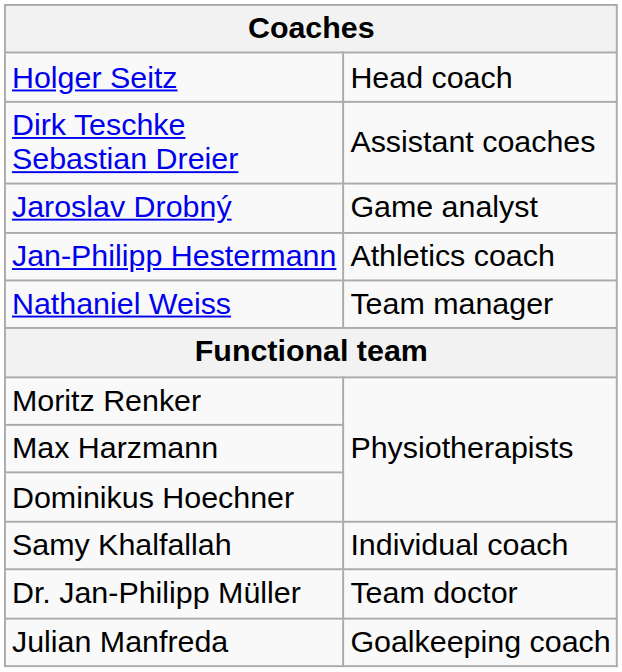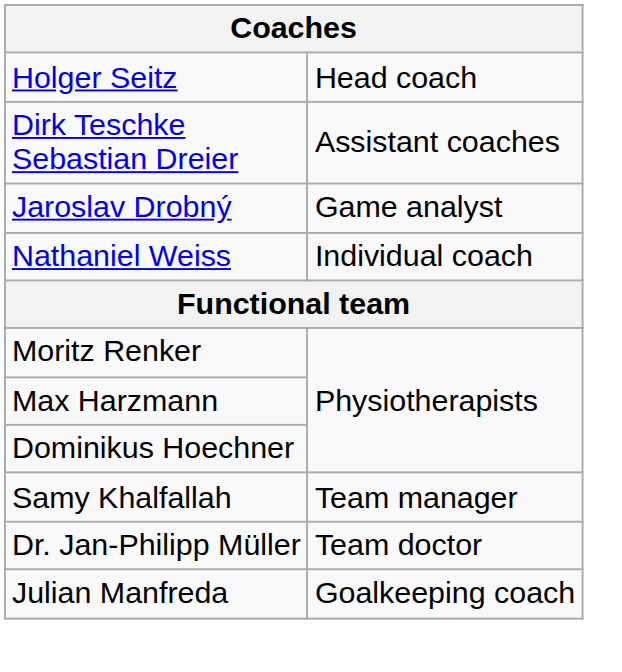- row: (174, 255)
(452, 303) Team manager -> (424, 255) Individual coach
(459, 544) Individual coach -> (416, 496) Team manager
